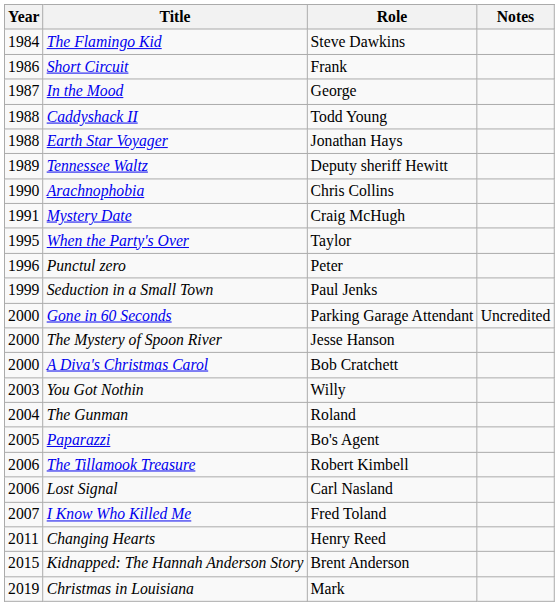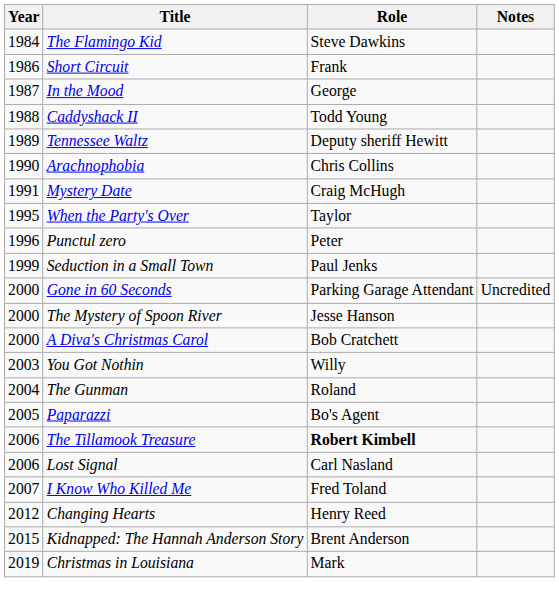- row: (107, 141)
(360, 464) normal -> (363, 439) bold
(23, 539) 2011 -> (24, 514) 2012
